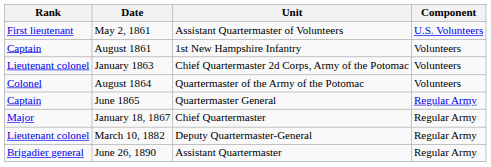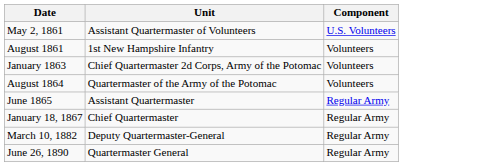- column: (48, 13)
(226, 100) Quartermaster General -> (141, 100) Assistant Quartermaster
(228, 153) Assistant Quartermaster -> (138, 153) Quartermaster General
